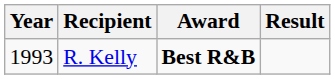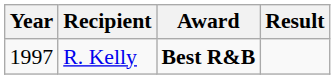(31, 56) 1993 -> (31, 56) 1997
